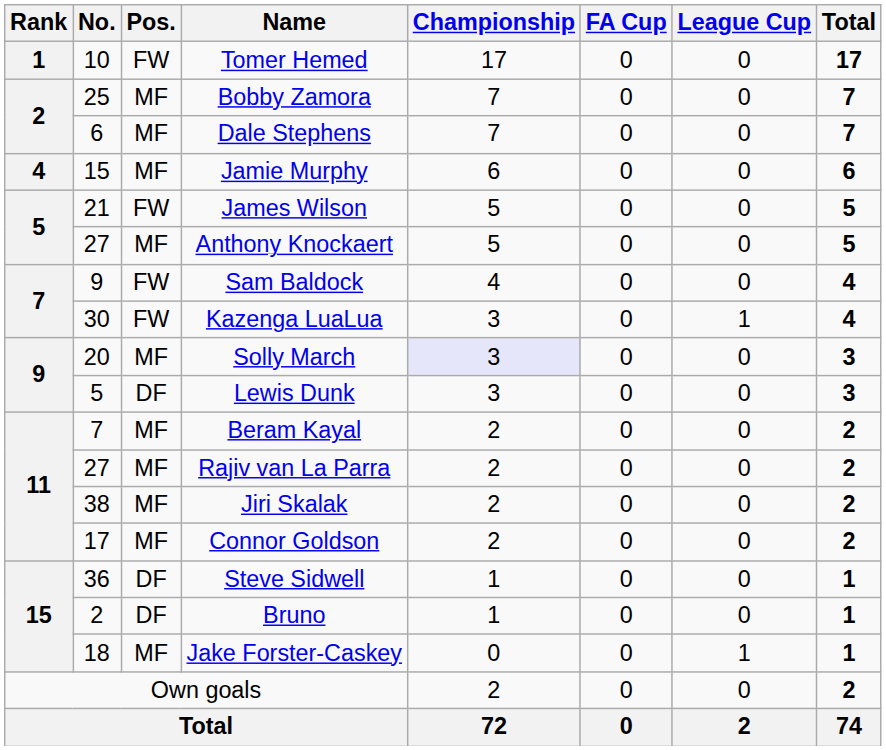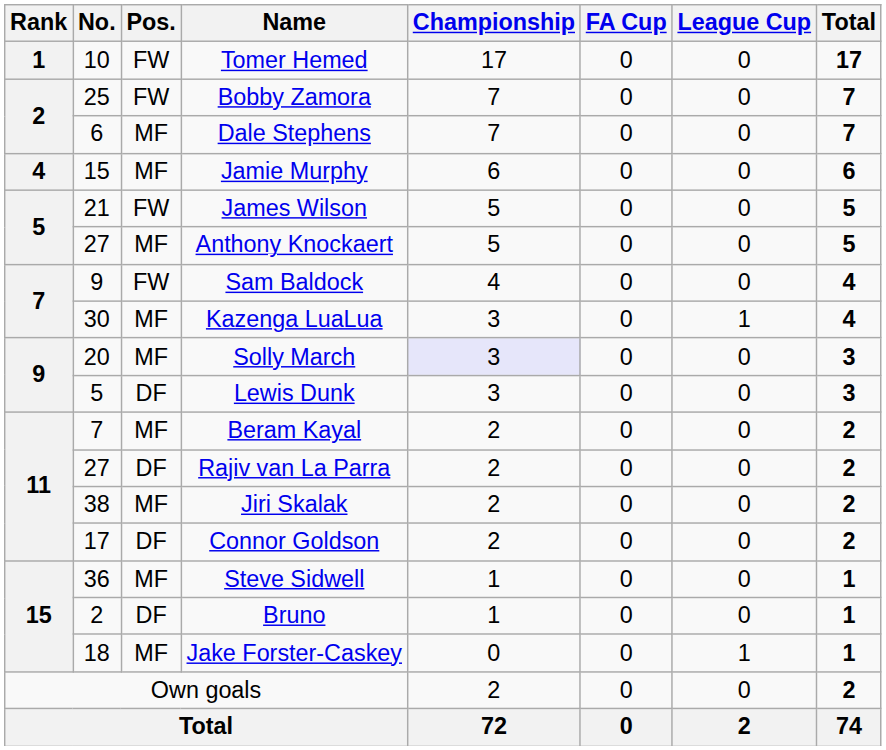(151, 97) MF -> (151, 97) FW
(151, 319) FW -> (151, 319) MF
(151, 467) MF -> (151, 467) DF
(151, 541) MF -> (151, 541) DF
(151, 578) DF -> (151, 578) MF
